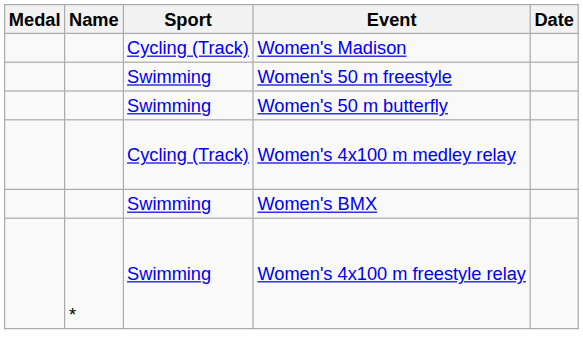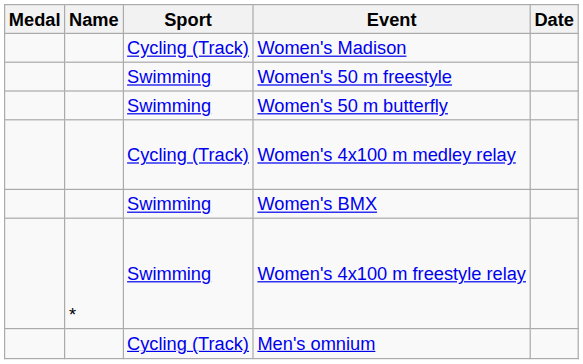+ row: (316, 344)
